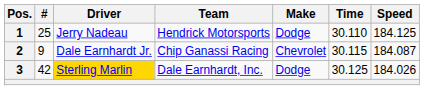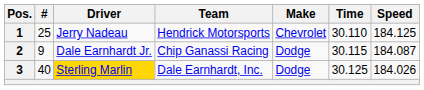(293, 33) Dodge -> (301, 33) Chevrolet
(301, 51) Chevrolet -> (293, 51) Dodge
(44, 70) 42 -> (44, 70) 40
